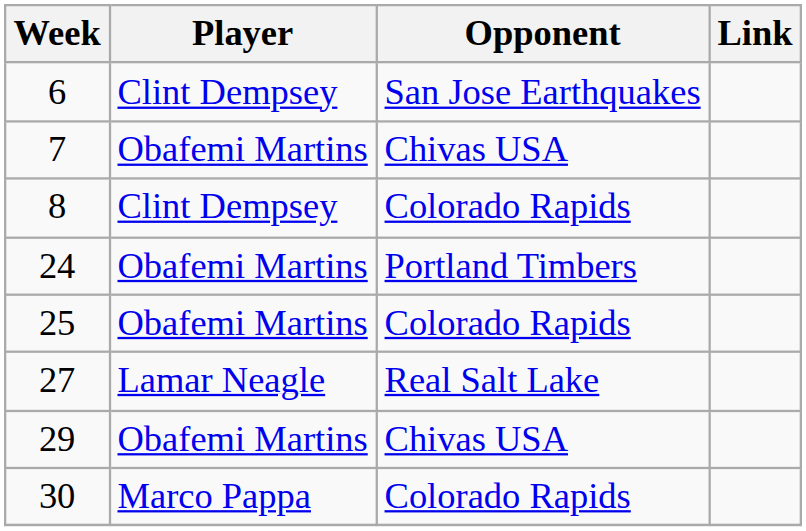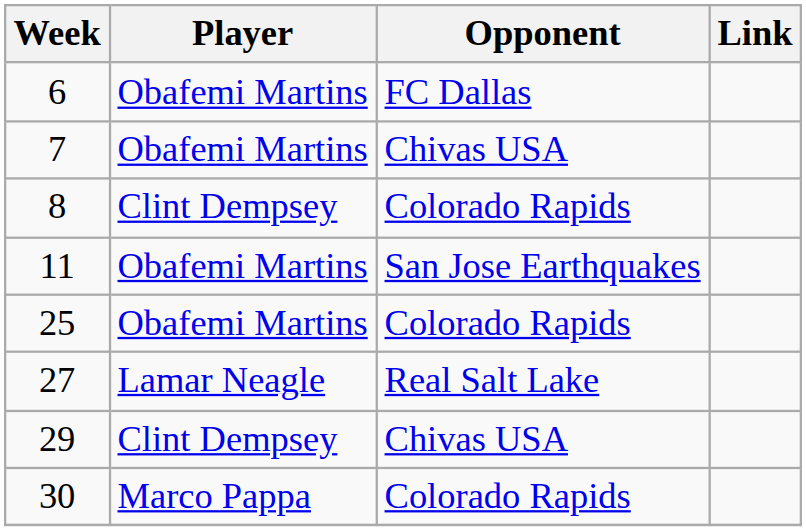(227, 91) Clint Dempsey -> (243, 91) Obafemi Martins
(543, 91) San Jose Earthquakes -> (458, 91) FC Dallas
+ row: (57, 264)
- row: (57, 264)
(243, 438) Obafemi Martins -> (227, 438) Clint Dempsey
